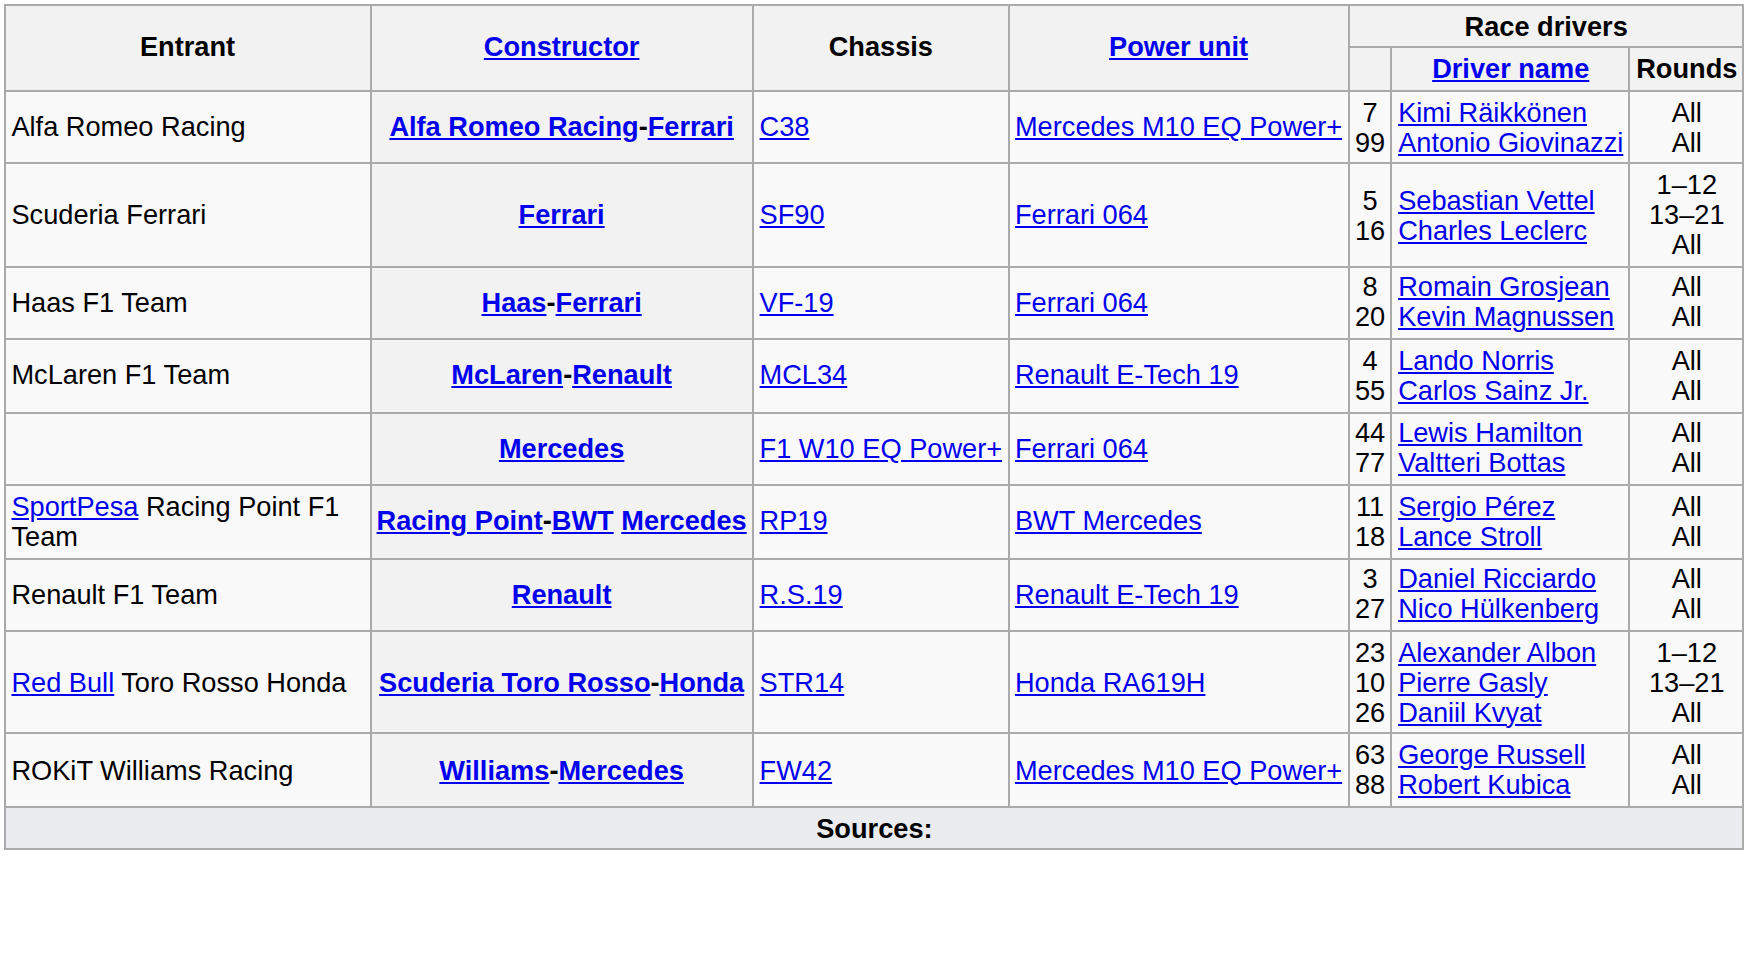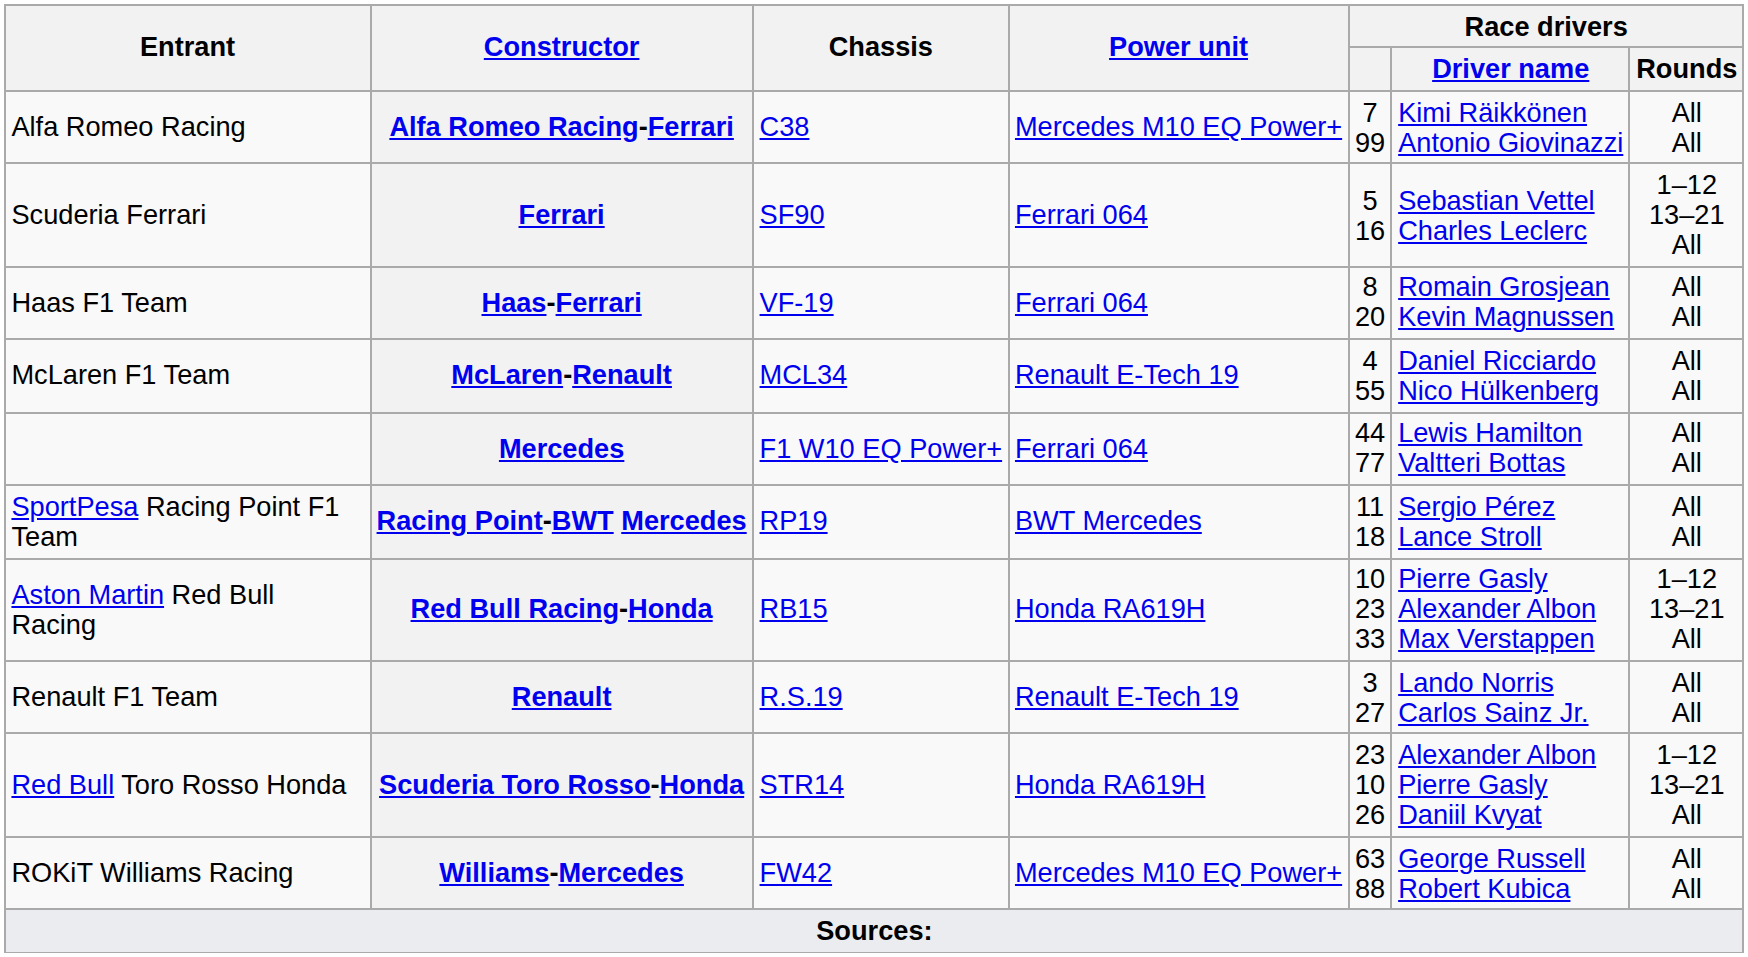(1493, 375) Lando Norris Carlos Sainz Jr. -> (1499, 375) Daniel Ricciardo Nico Hülkenberg
+ row: (562, 609)
(1499, 594) Daniel Ricciardo Nico Hülkenberg -> (1493, 697) Lando Norris Carlos Sainz Jr.
